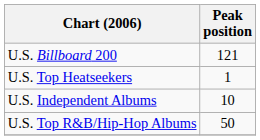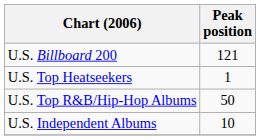rows swapped: (82, 100) <-> (102, 123)
